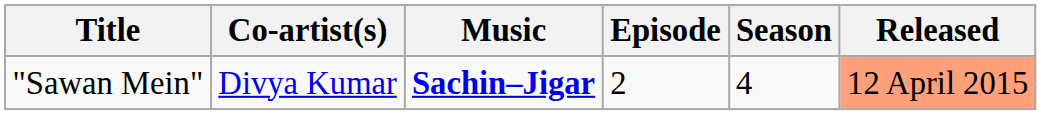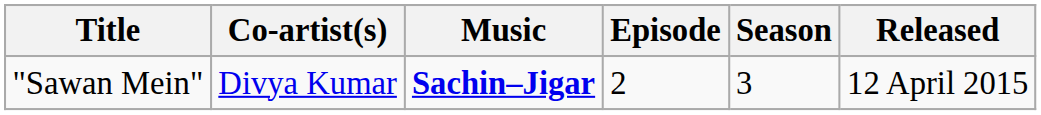(744, 82) 4 -> (744, 82) 3
(938, 82) lightsalmon background -> (938, 82) no background
